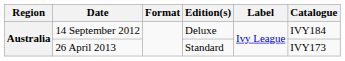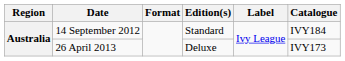(201, 30) Deluxe -> (204, 30) Standard
(204, 47) Standard -> (201, 47) Deluxe
